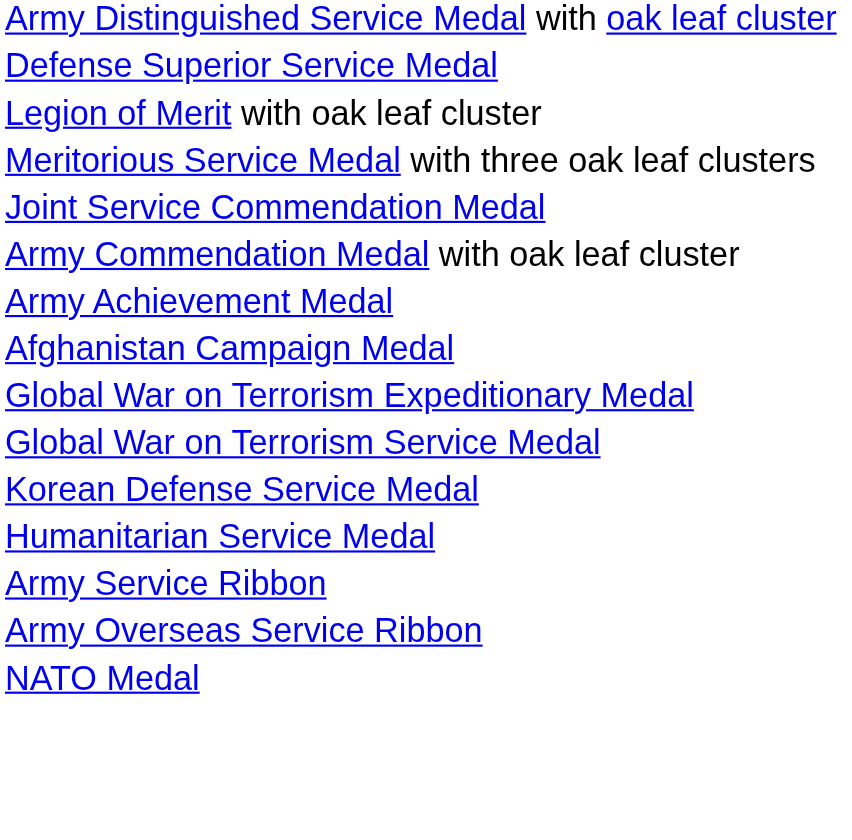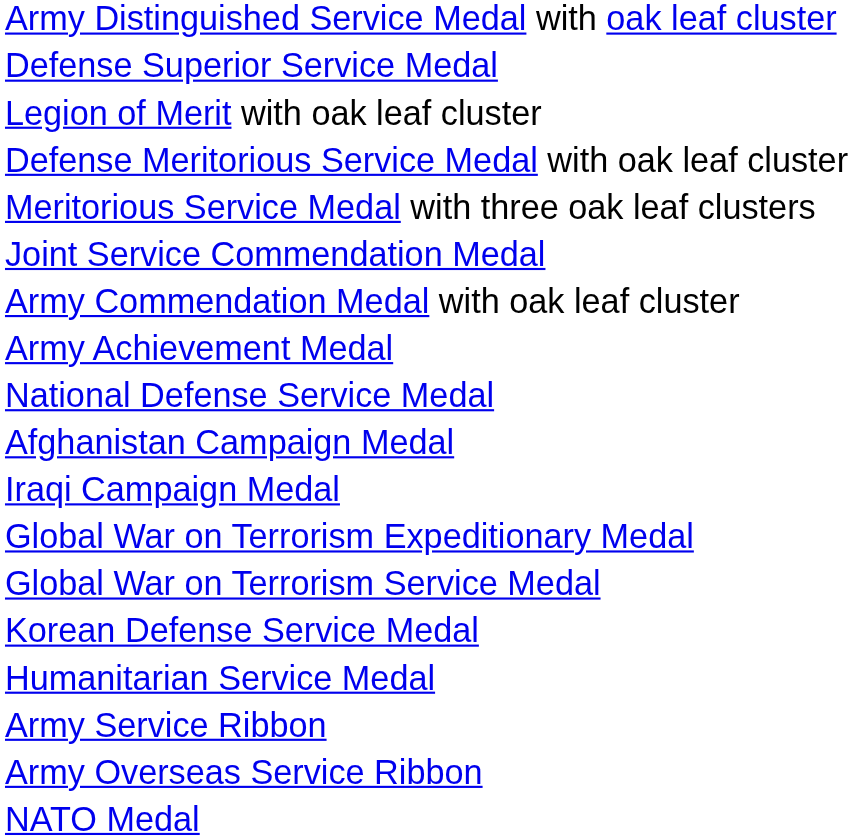+ row: (427, 160)
+ row: (250, 395)
+ row: (172, 489)
